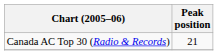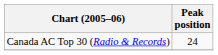(192, 41) 21 -> (192, 41) 24
